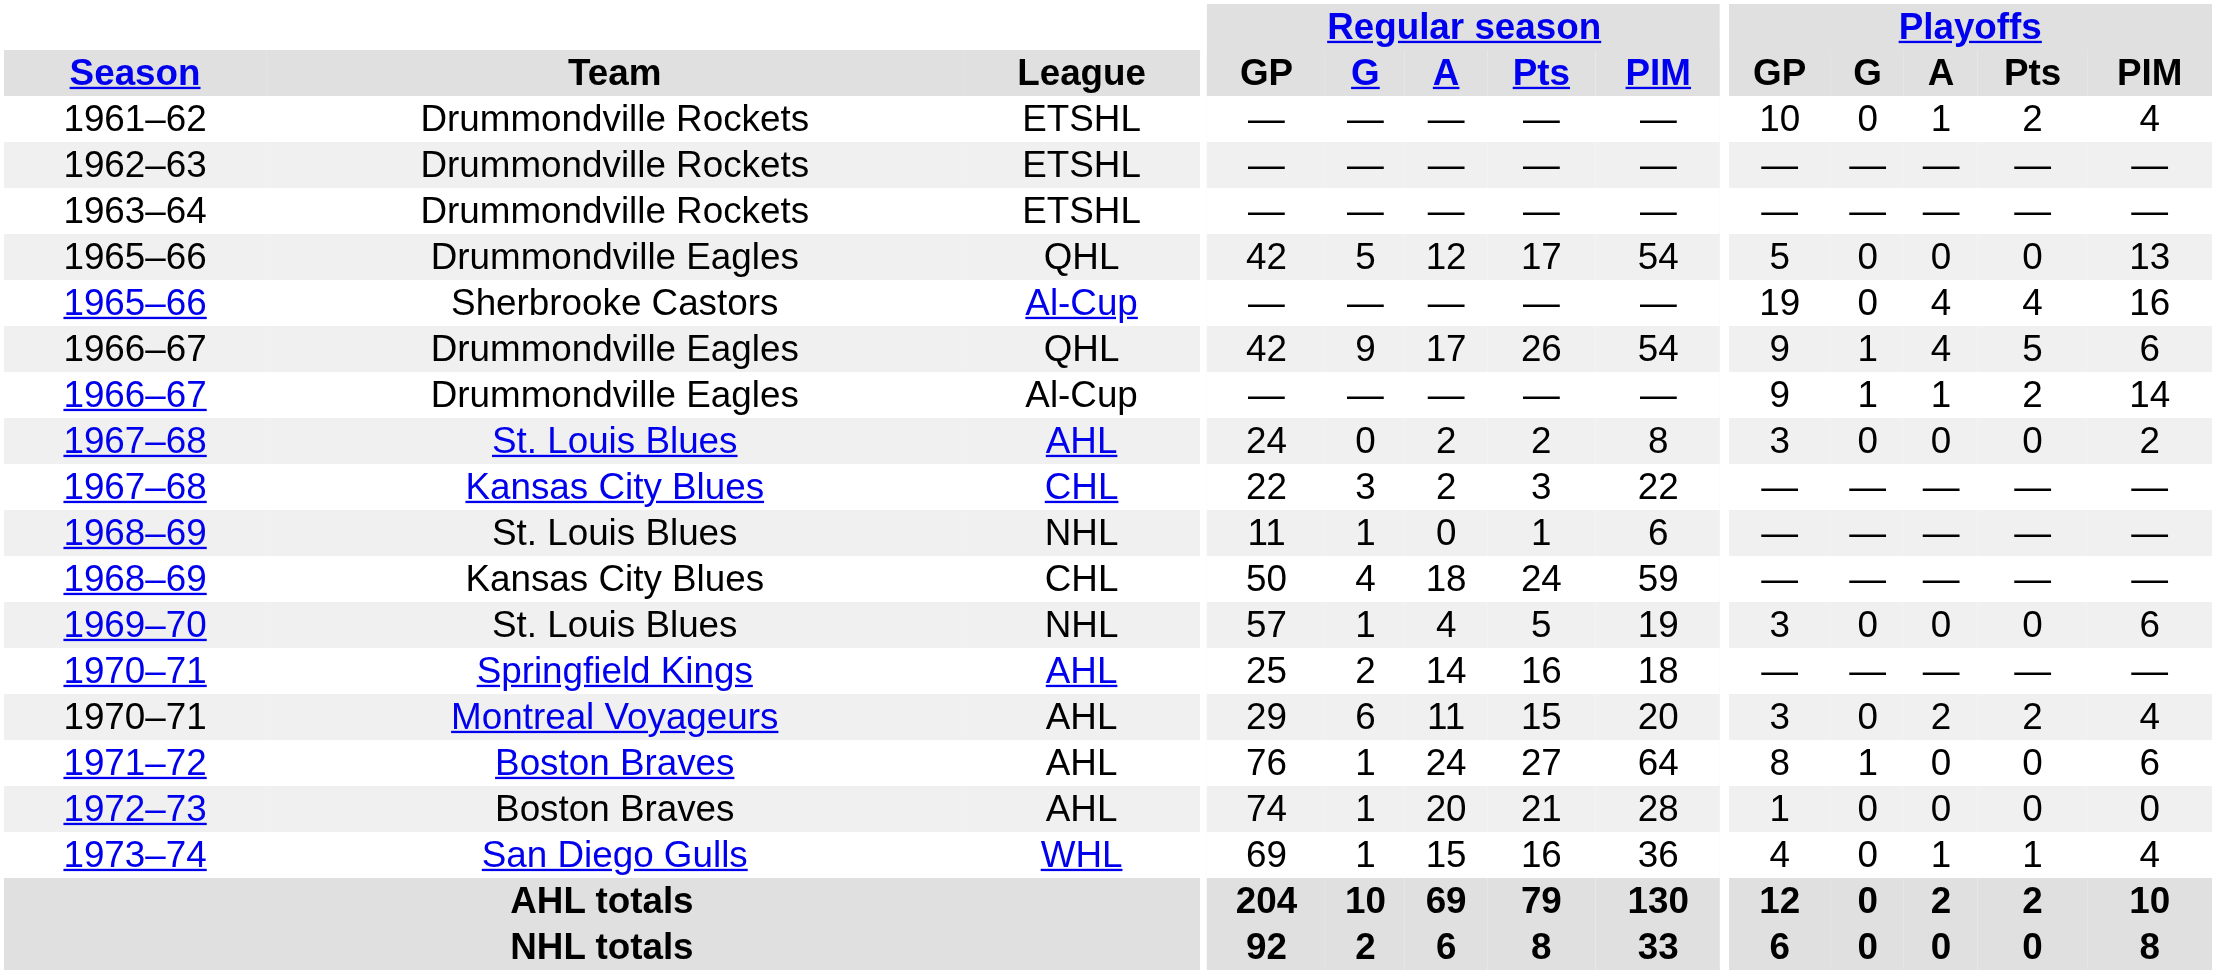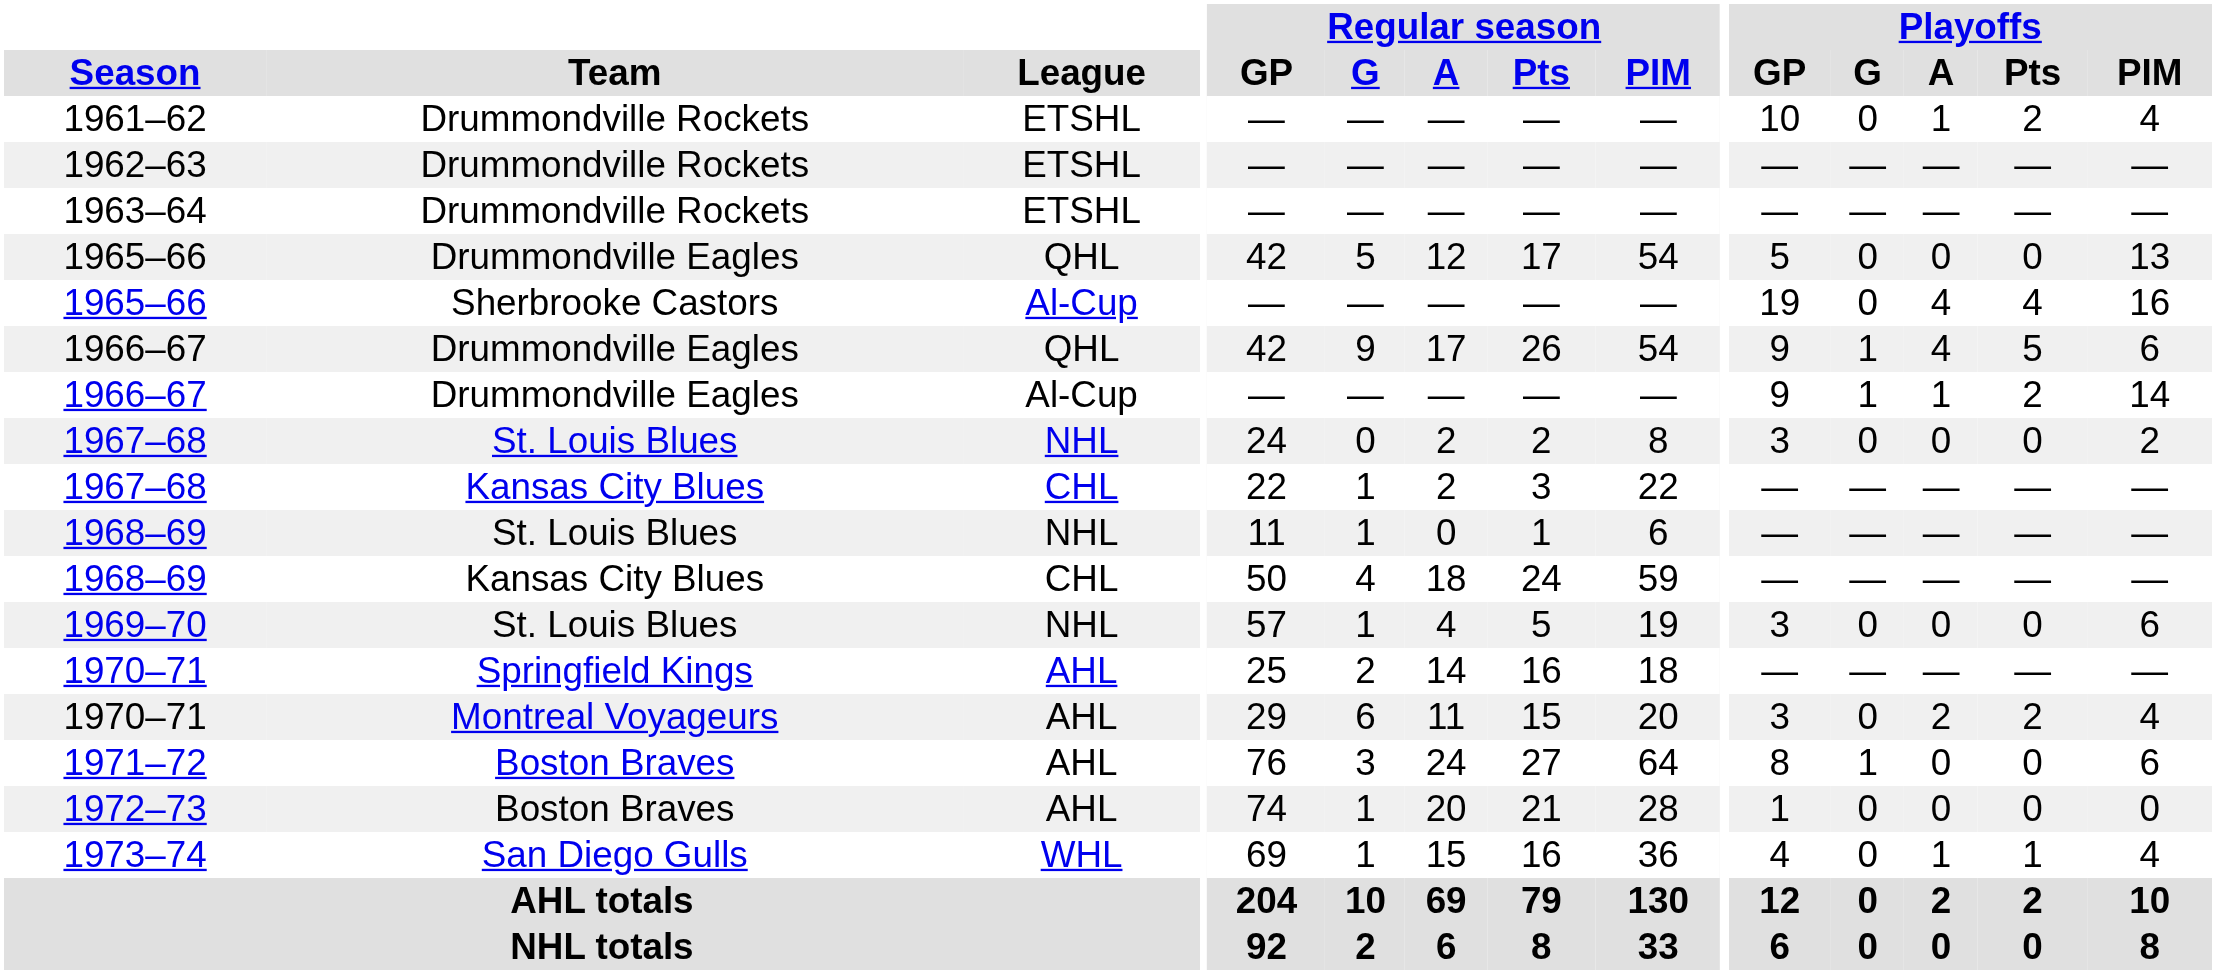(1082, 440) AHL -> (1082, 440) NHL
(1365, 486) 3 -> (1365, 486) 1
(1365, 762) 1 -> (1365, 762) 3
